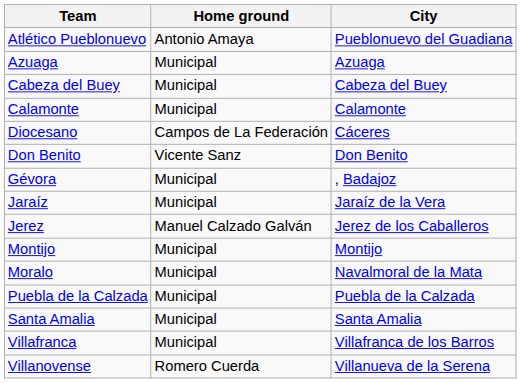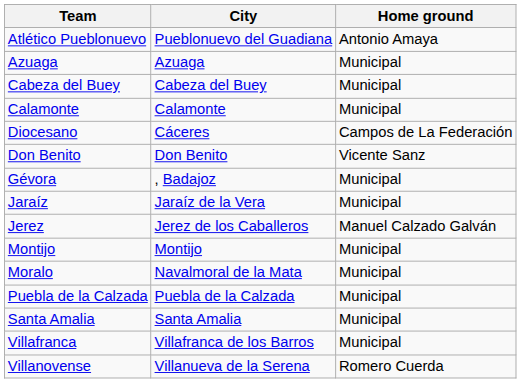columns swapped: (424, 16) <-> (241, 16)
